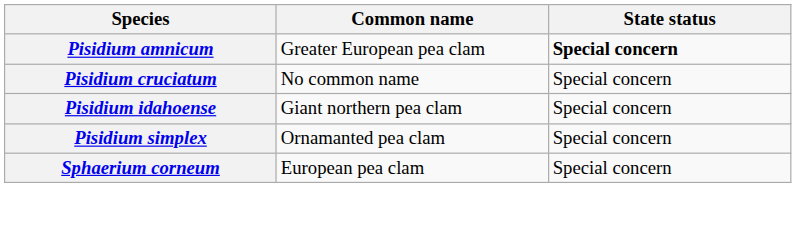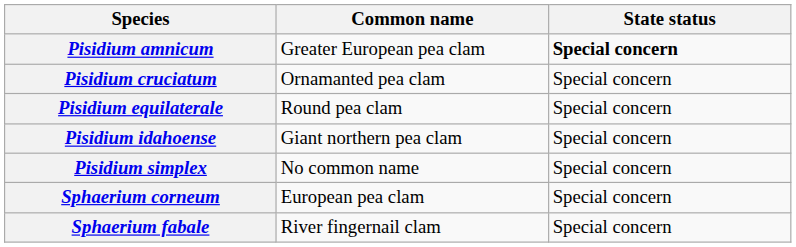(350, 78) No common name -> (363, 78) Ornamanted pea clam
+ row: (141, 108)
(363, 138) Ornamanted pea clam -> (350, 167) No common name
+ row: (141, 227)
